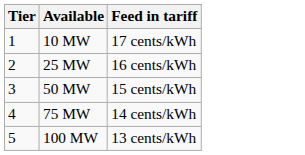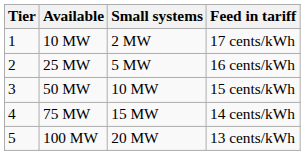+ column: (157, 16)
